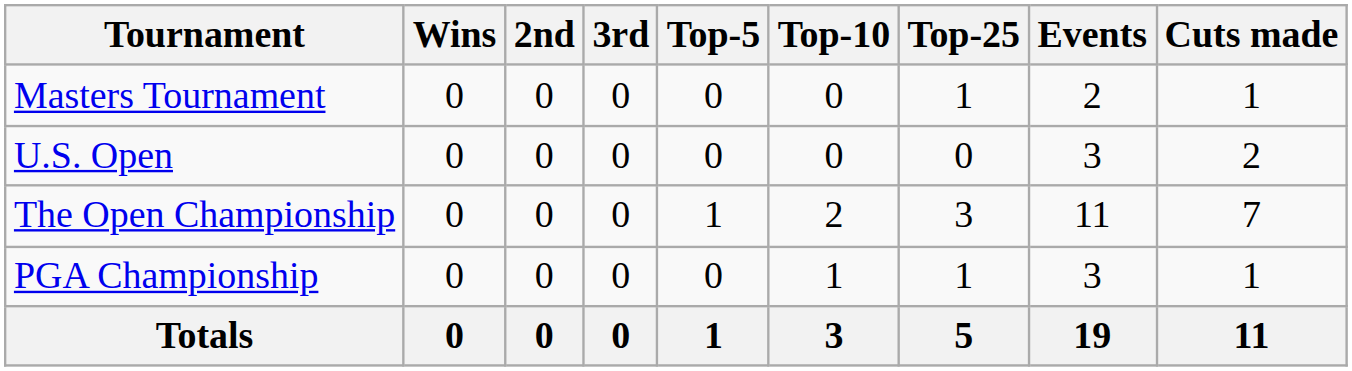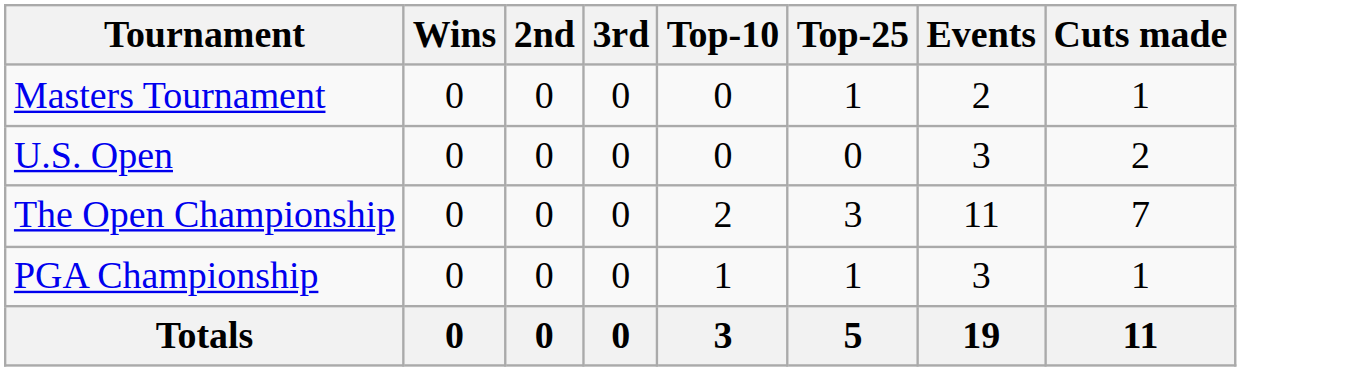- column: (713, 34)
